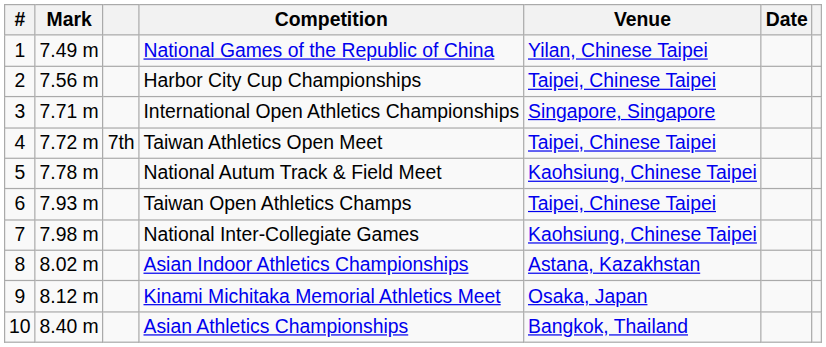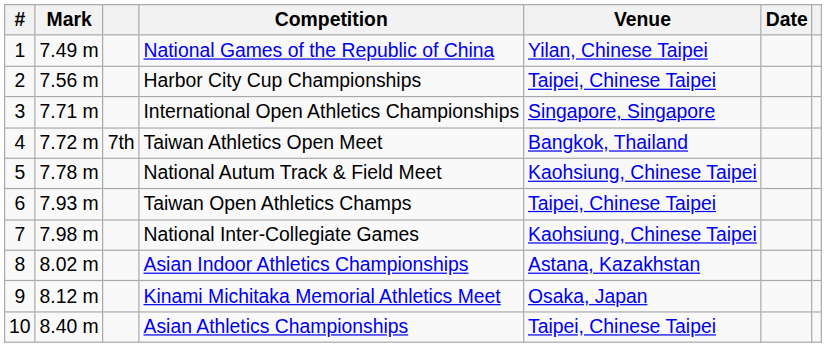(622, 142) Taipei, Chinese Taipei -> (608, 142) Bangkok, Thailand
(608, 326) Bangkok, Thailand -> (622, 326) Taipei, Chinese Taipei
